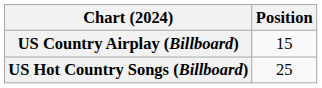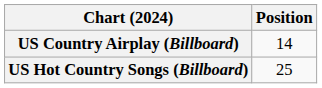(284, 43) 15 -> (284, 43) 14
